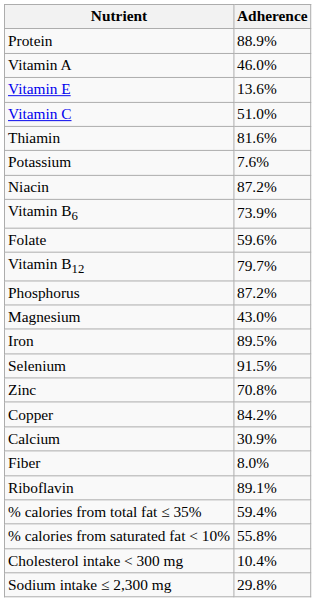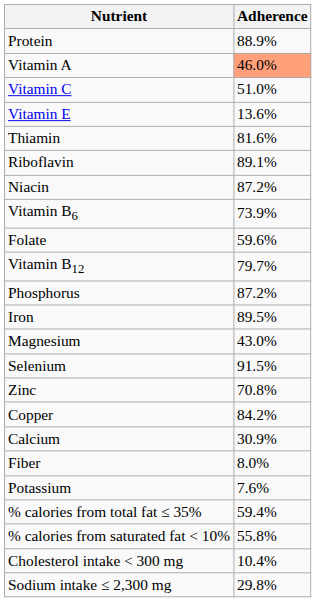(257, 65) no background -> (257, 65) lightsalmon background
rows swapped: (40, 114) <-> (39, 89)
rows swapped: (41, 487) <-> (40, 162)
rows swapped: (44, 317) <-> (21, 341)
